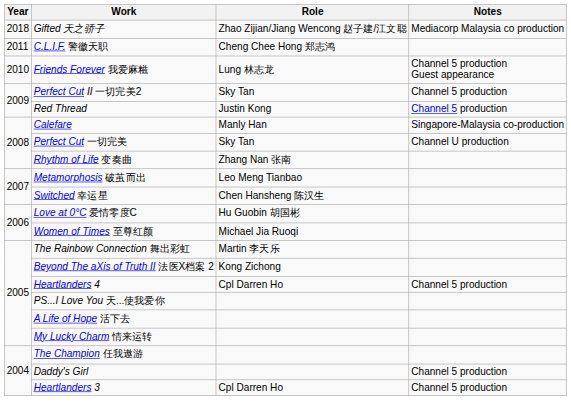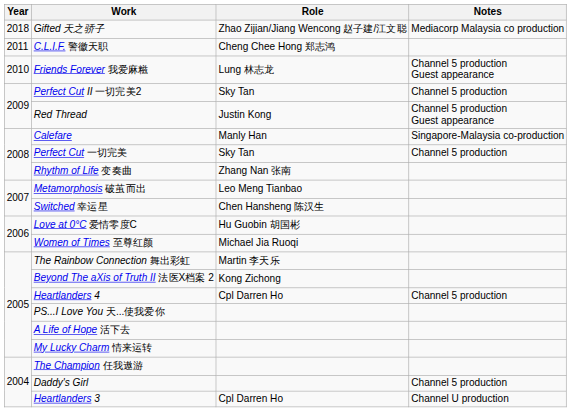(459, 109) Channel 5 production -> (459, 115) Channel 5 production Guest appearance
(460, 142) Channel U production -> (459, 153) Channel 5 production
(459, 387) Channel 5 production -> (460, 399) Channel U production
